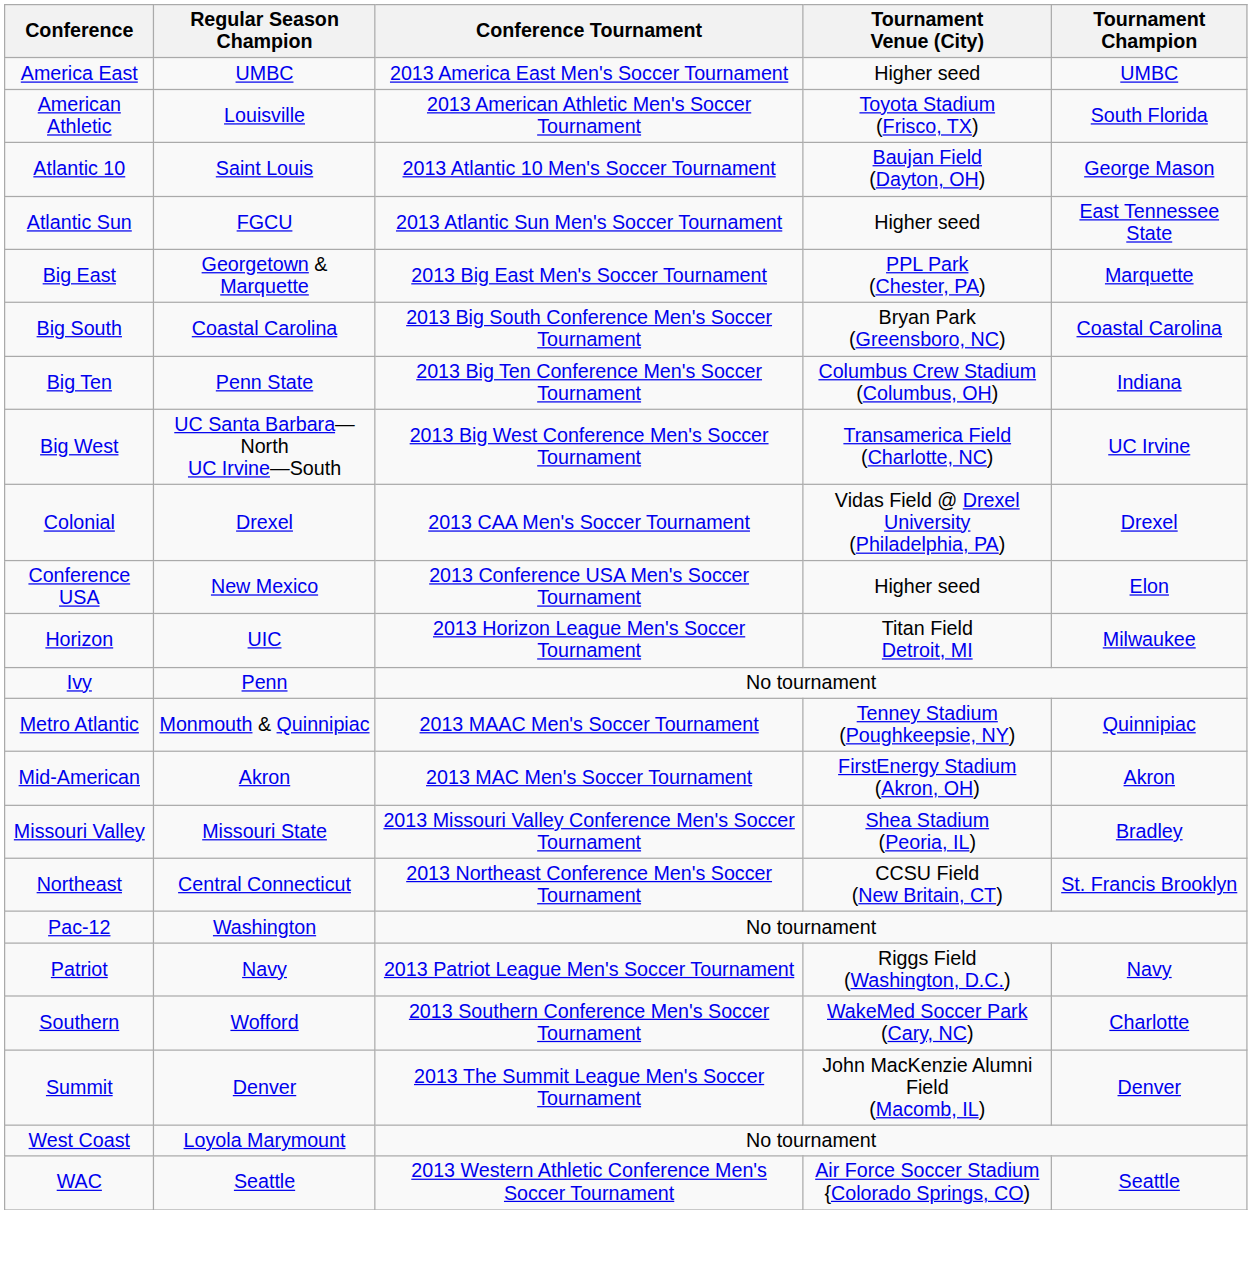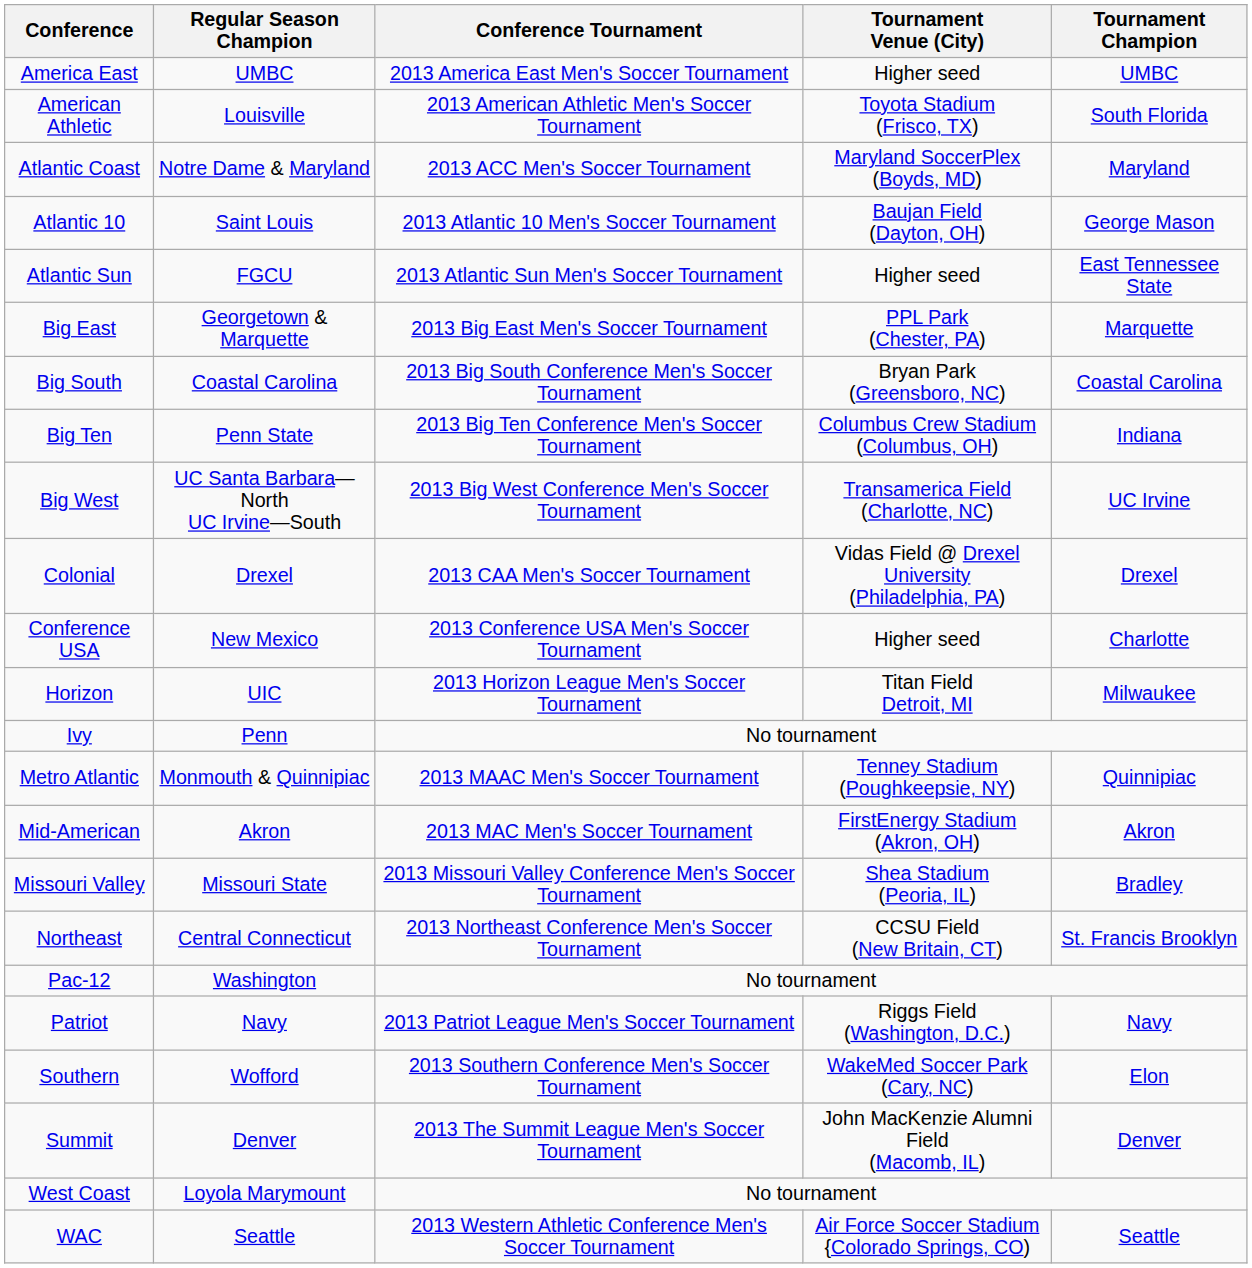+ row: (79, 169)
(1149, 586) Elon -> (1149, 640) Charlotte
(1149, 1022) Charlotte -> (1149, 1076) Elon
